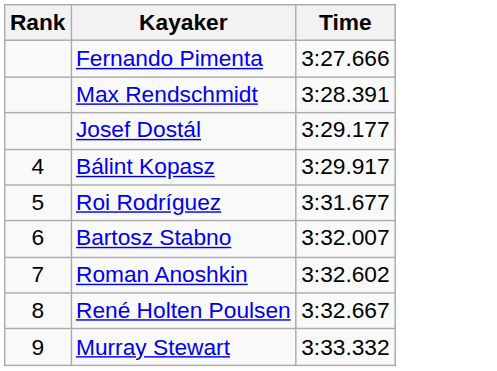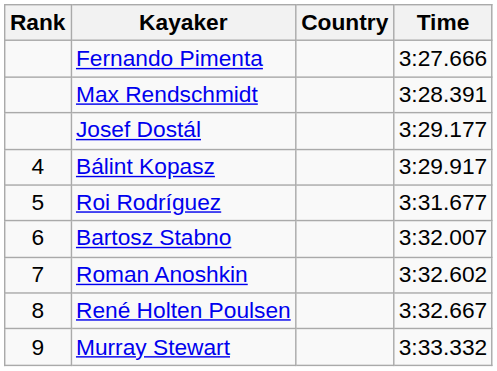+ column: (345, 22)
